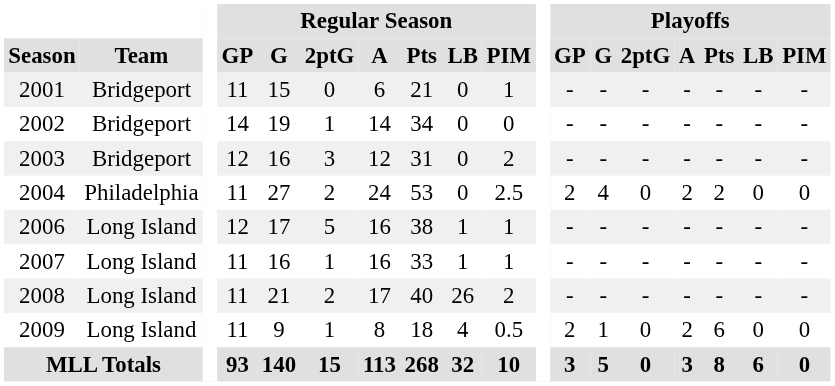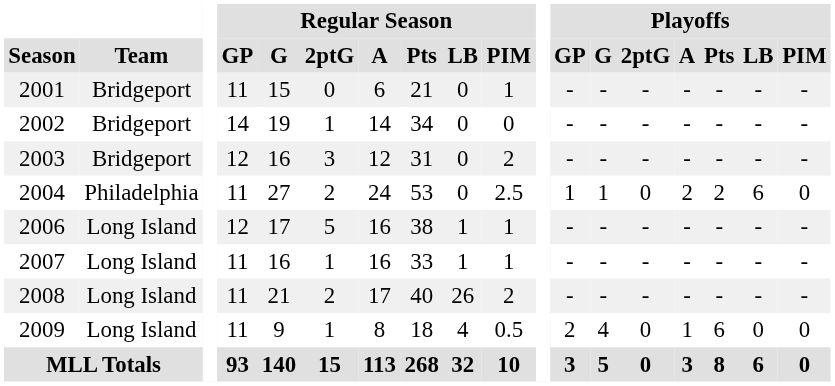(570, 192) 2 -> (570, 192) 1
(603, 192) 4 -> (603, 192) 1
(758, 192) 0 -> (758, 192) 6
(603, 329) 1 -> (603, 329) 4
(687, 329) 2 -> (687, 329) 1
